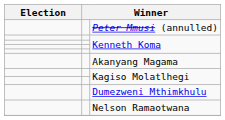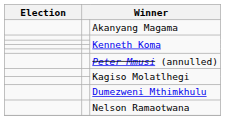rows swapped: (43, 28) <-> (43, 61)
